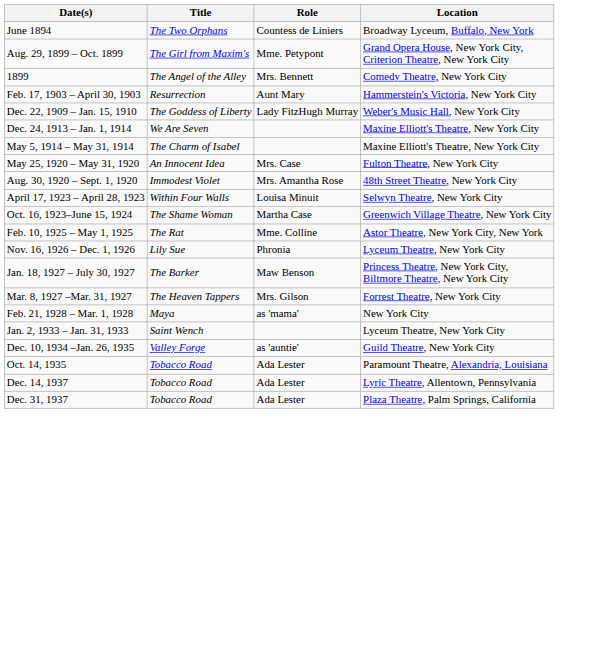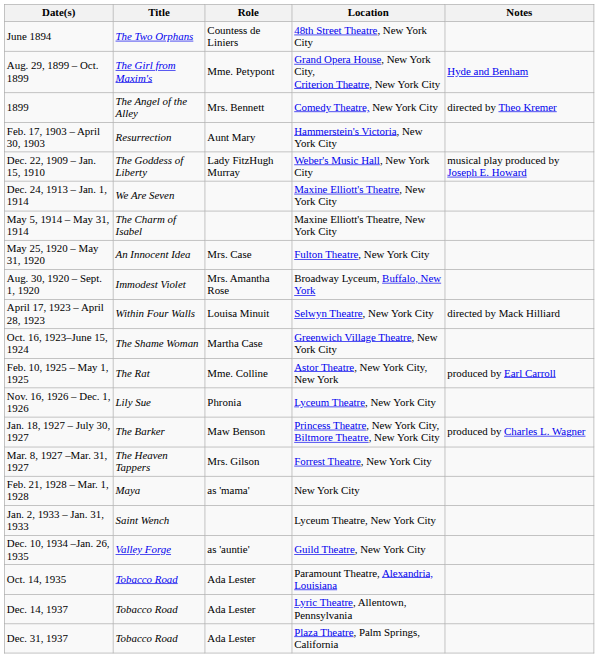+ column: (519, 13)
(448, 30) Broadway Lyceum, Buffalo, New York -> (361, 36) 48th Street Theatre, New York City
(440, 180) 48th Street Theatre, New York City -> (368, 284) Broadway Lyceum, Buffalo, New York
